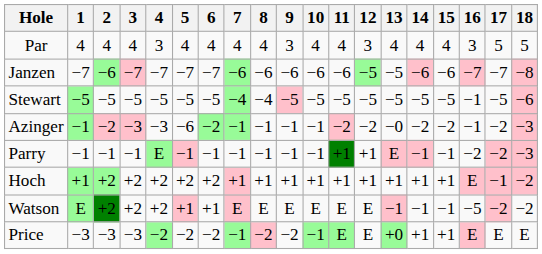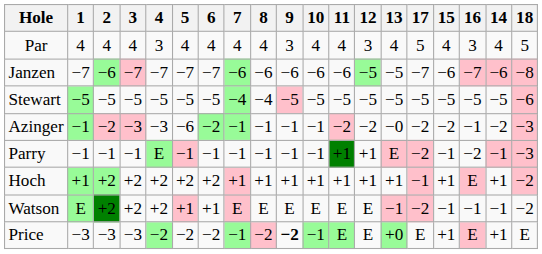columns swapped: (420, 18) <-> (498, 18)
(472, 99) −1 -> (472, 99) −5
(472, 208) −5 -> (472, 208) −1
(290, 235) normal -> (290, 235) bold
